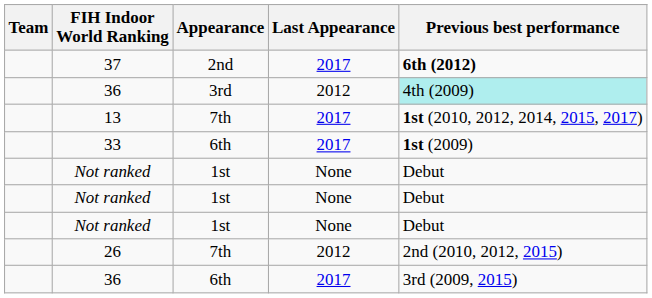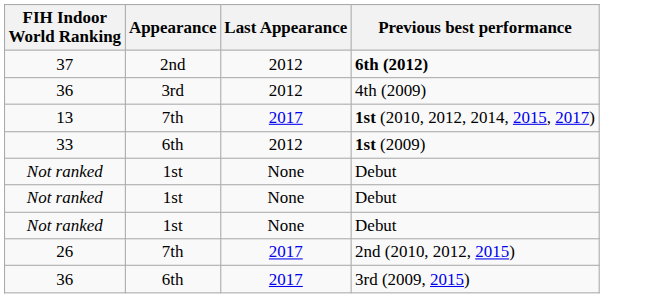- column: (28, 27)
(334, 63) 2017 -> (286, 63) 2012
(438, 90) paleturquoise background -> (391, 90) no background
(334, 144) 2017 -> (286, 144) 2012
(334, 252) 2012 -> (286, 252) 2017
